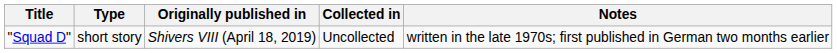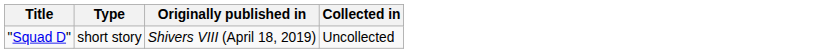- column: (618, 15)
